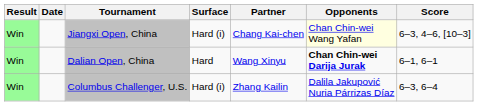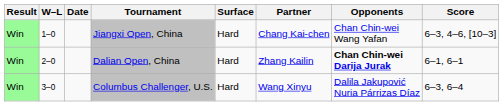+ column: (52, 12)
(208, 33) Hard (i) -> (228, 33) Hard
(341, 33) lightyellow background -> (367, 33) no background
(259, 60) Wang Xinyu -> (286, 60) Zhang Kailin
(208, 87) Hard (i) -> (228, 87) Hard
(260, 87) Zhang Kailin -> (285, 87) Wang Xinyu
